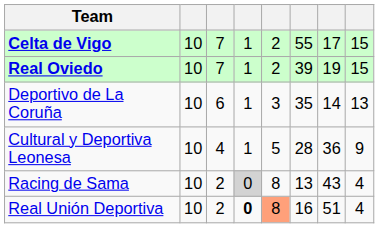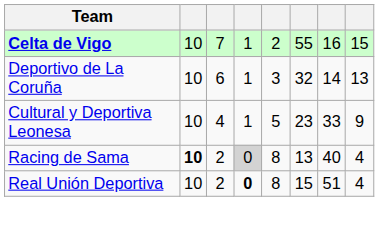(332, 43) 17 -> (332, 43) 16
- row: (55, 69)
(304, 104) 35 -> (304, 78) 32
(304, 148) 28 -> (304, 122) 23
(332, 148) 36 -> (332, 122) 33
(193, 183) normal -> (193, 157) bold
(332, 183) 43 -> (332, 157) 40
(276, 209) lightsalmon background -> (276, 183) no background
(304, 209) 16 -> (304, 183) 15
